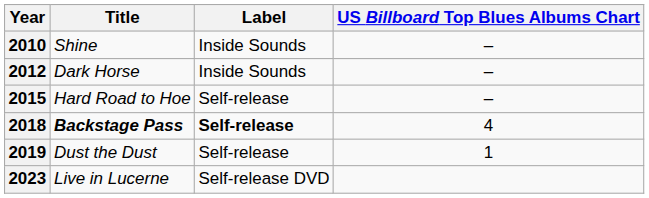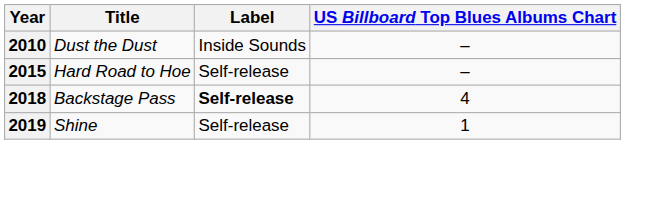(76, 44) Shine -> (105, 44) Dust the Dust
- row: (27, 71)
(119, 125) bold -> (115, 98) normal
(105, 152) Dust the Dust -> (76, 125) Shine
- row: (27, 179)
